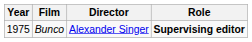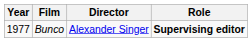(18, 29) 1975 -> (18, 29) 1977
